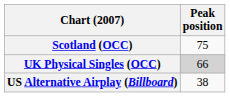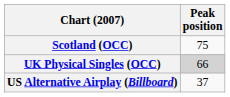(203, 82) 38 -> (203, 82) 37
